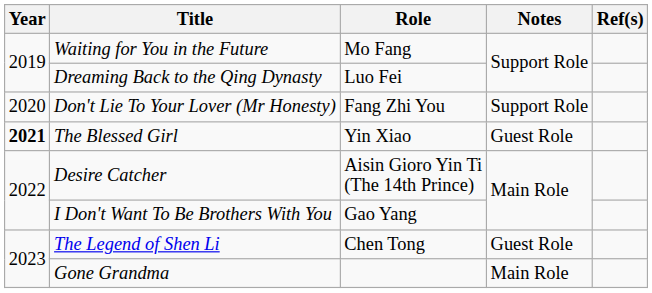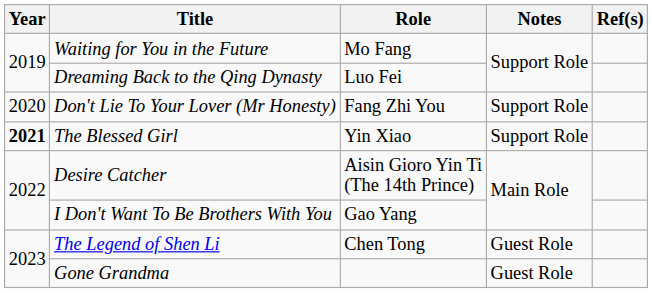(532, 135) Guest Role -> (539, 135) Support Role
(530, 273) Main Role -> (532, 273) Guest Role
